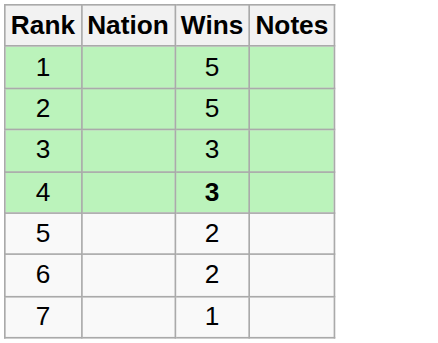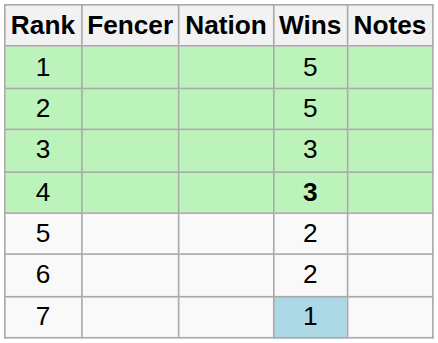+ column: (130, 25)
(212, 316) no background -> (310, 316) lightblue background
